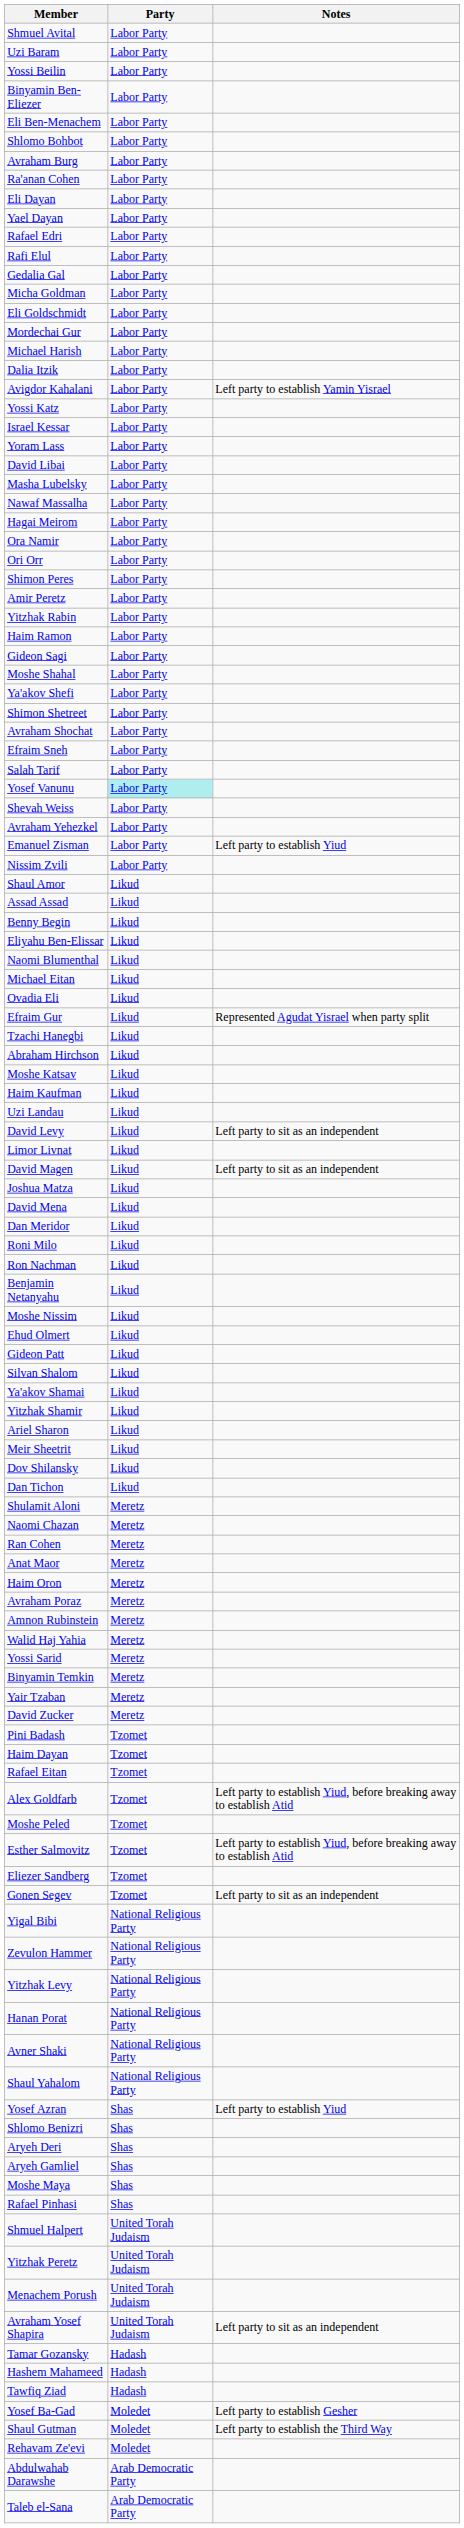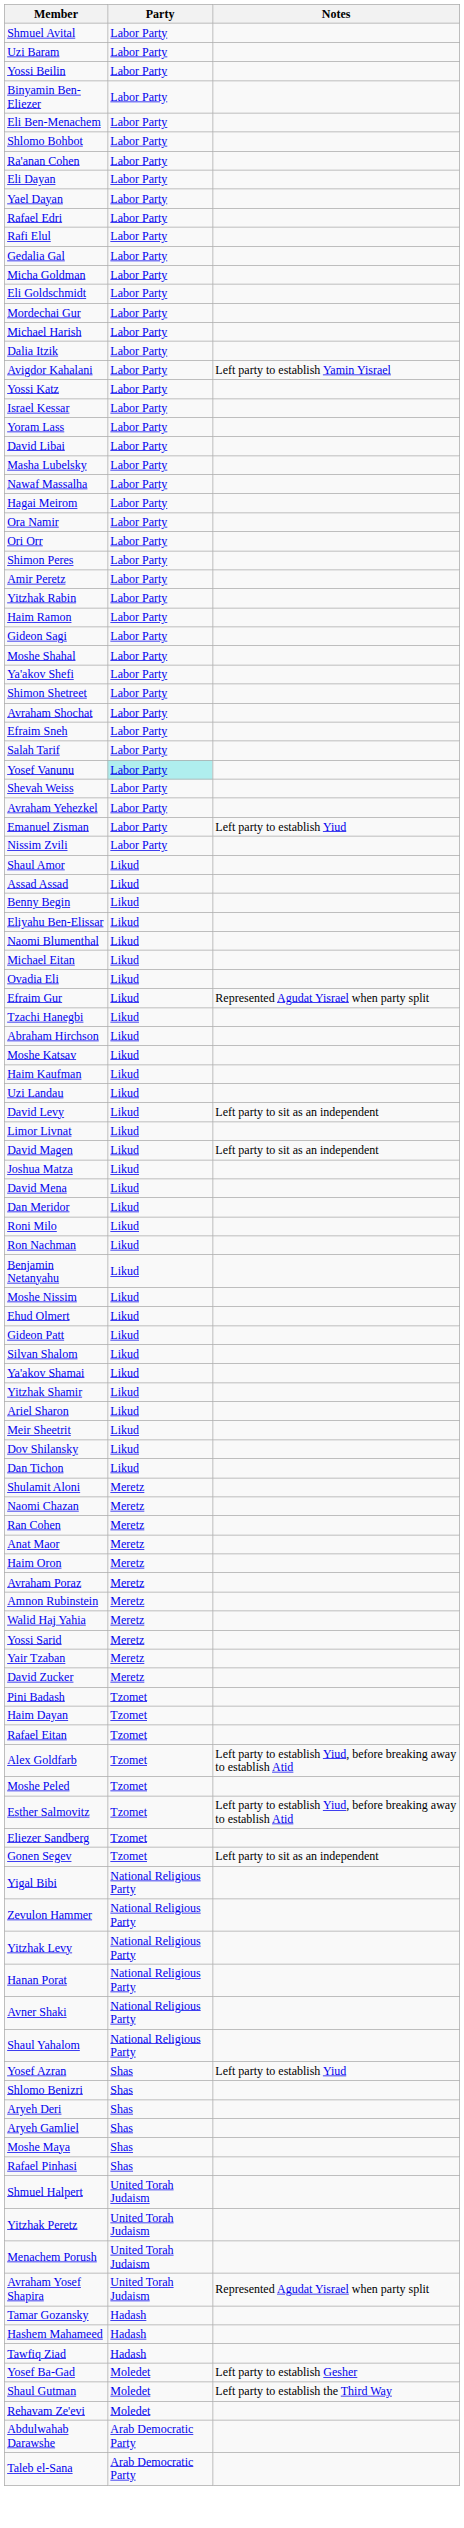- row: (42, 160)
- row: (50, 1677)
(297, 2327) Left party to sit as an independent -> (322, 2289) Represented Agudat Yisrael when party split
